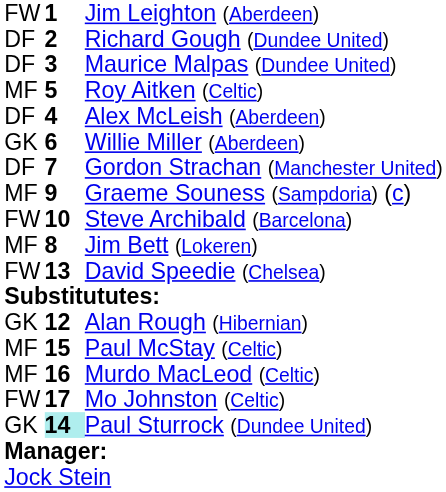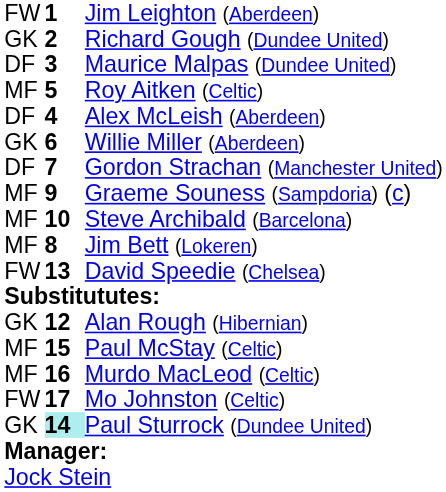(20, 39) DF -> (21, 39) GK
(22, 219) FW -> (21, 219) MF
